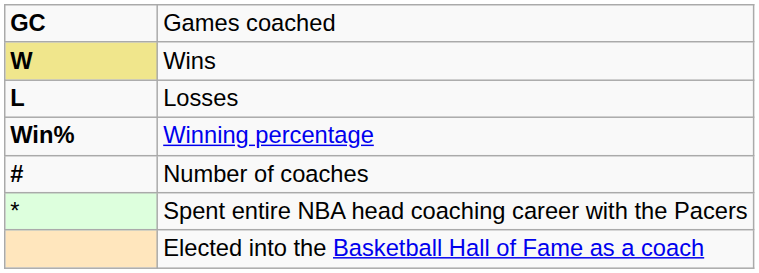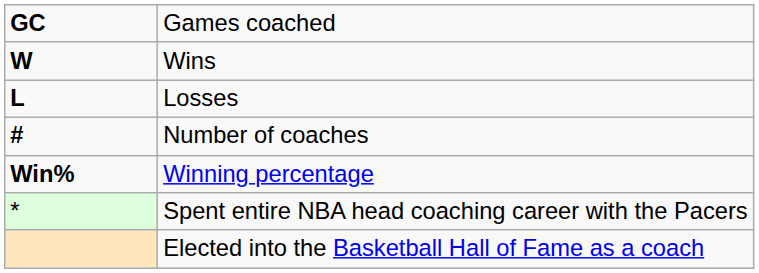(21, 60) khaki background -> (21, 60) no background
rows swapped: (269, 135) <-> (266, 173)
